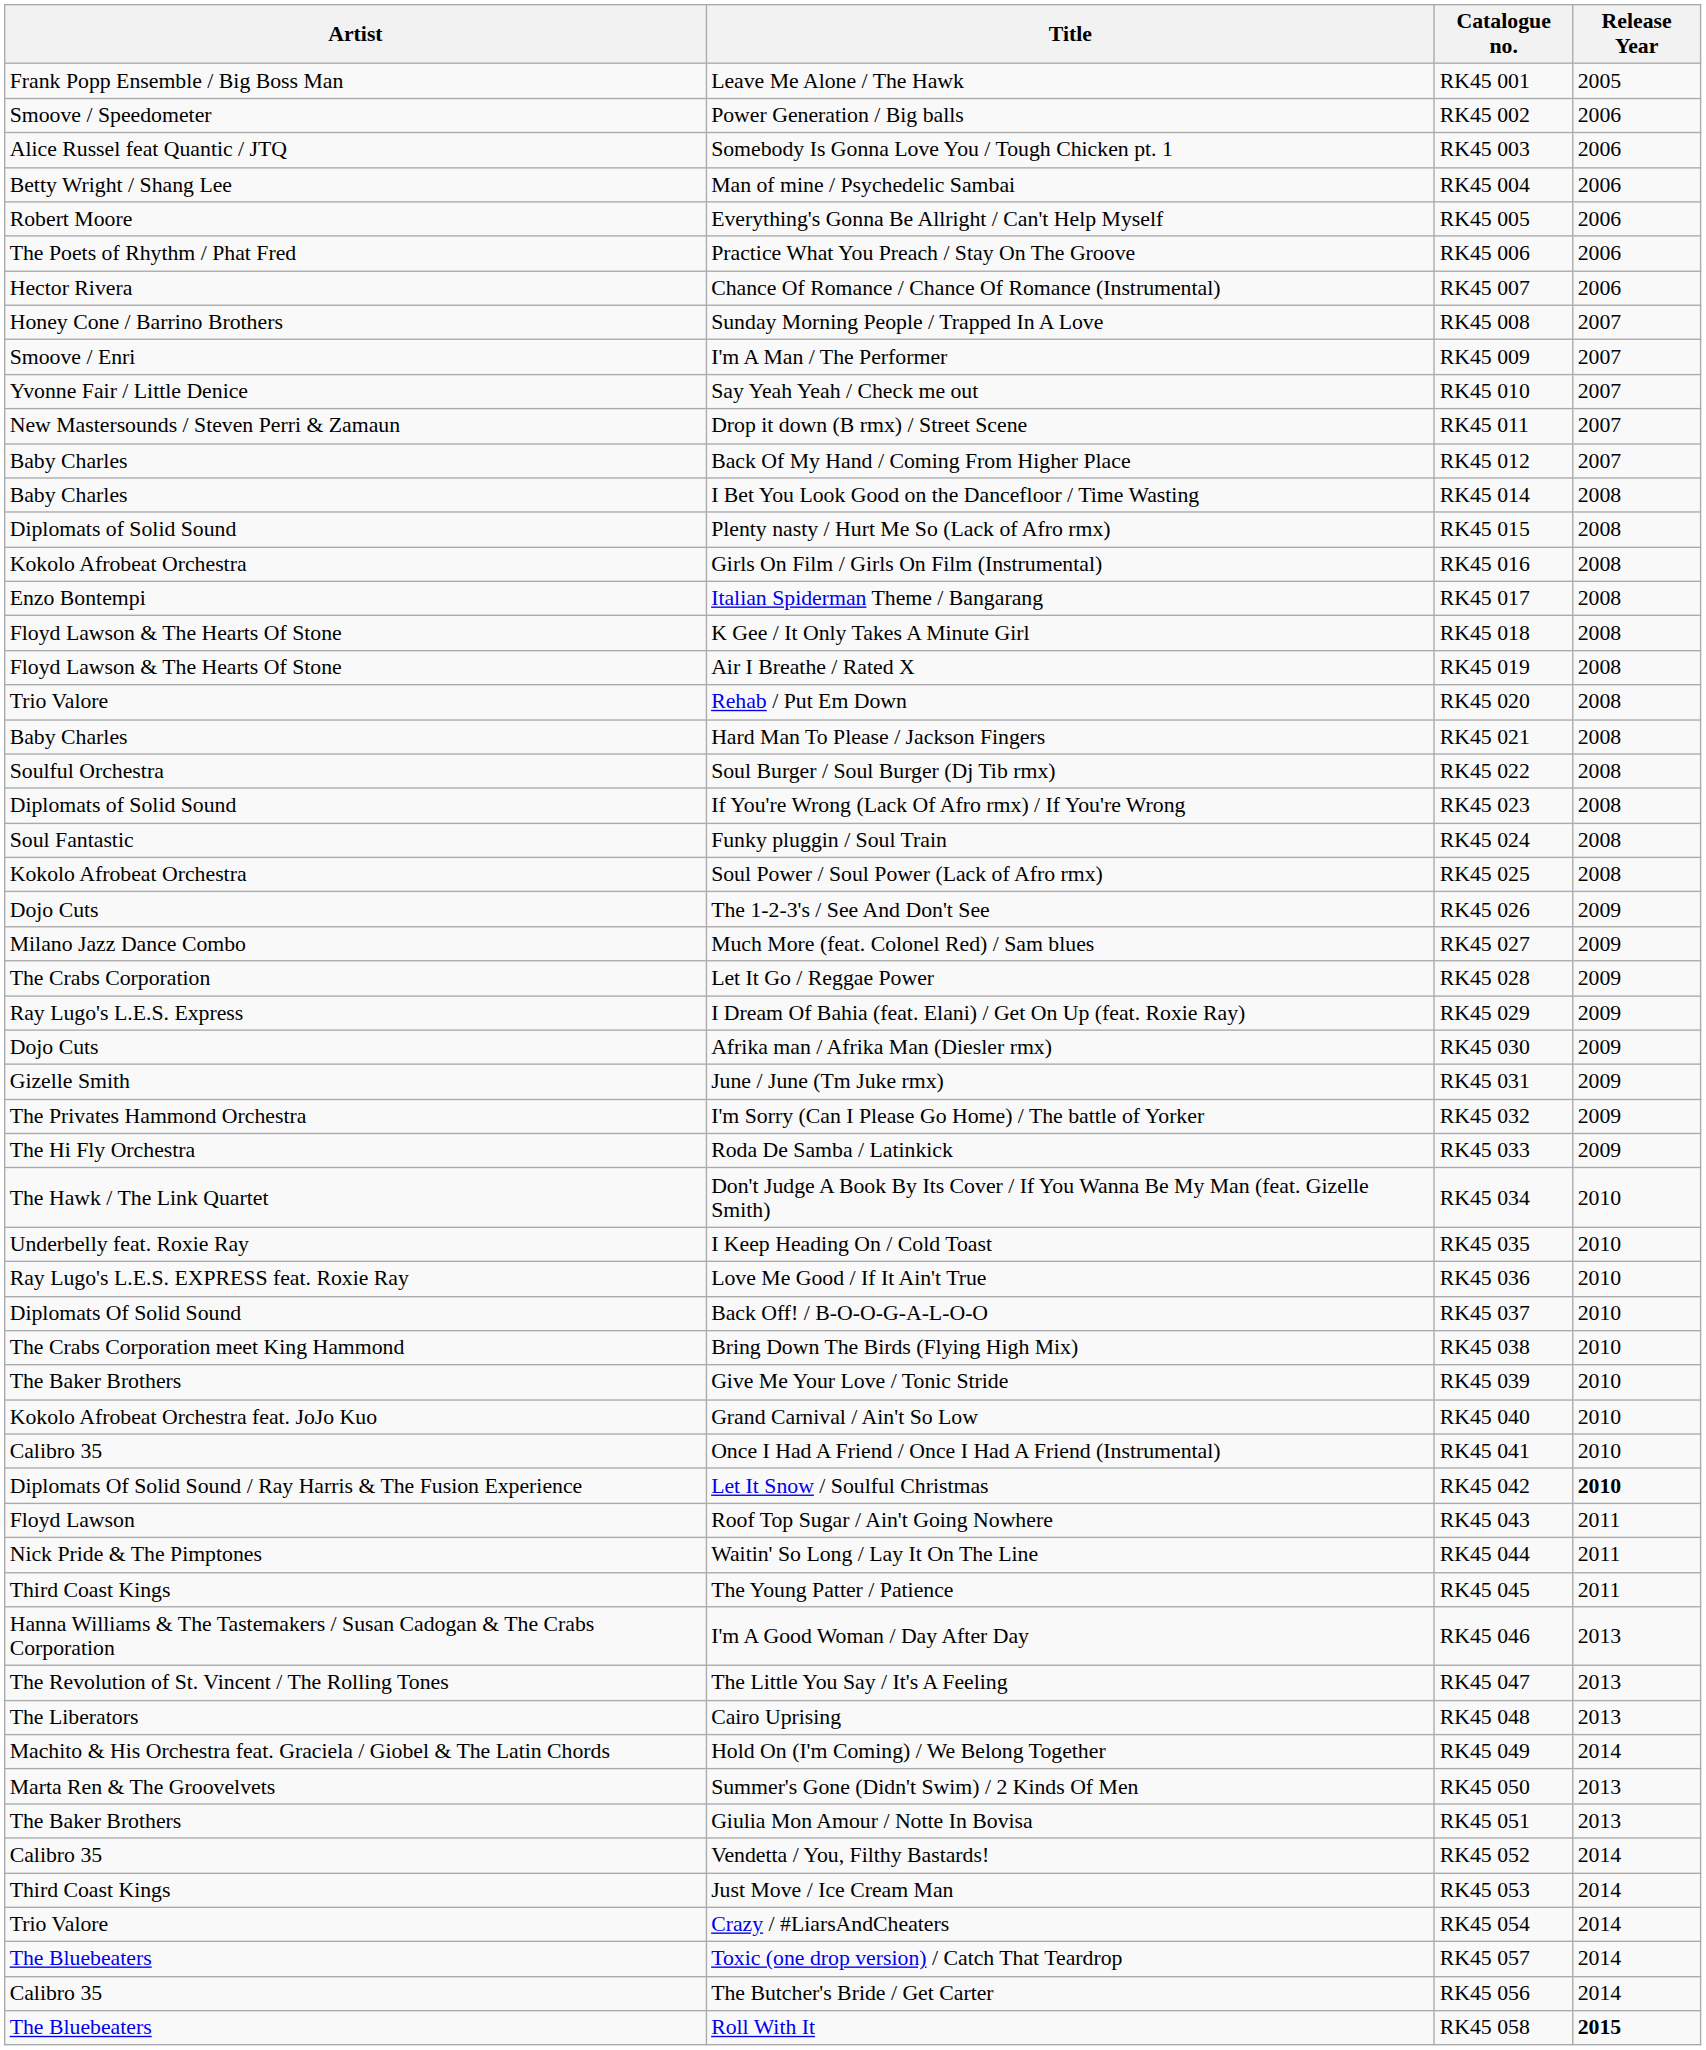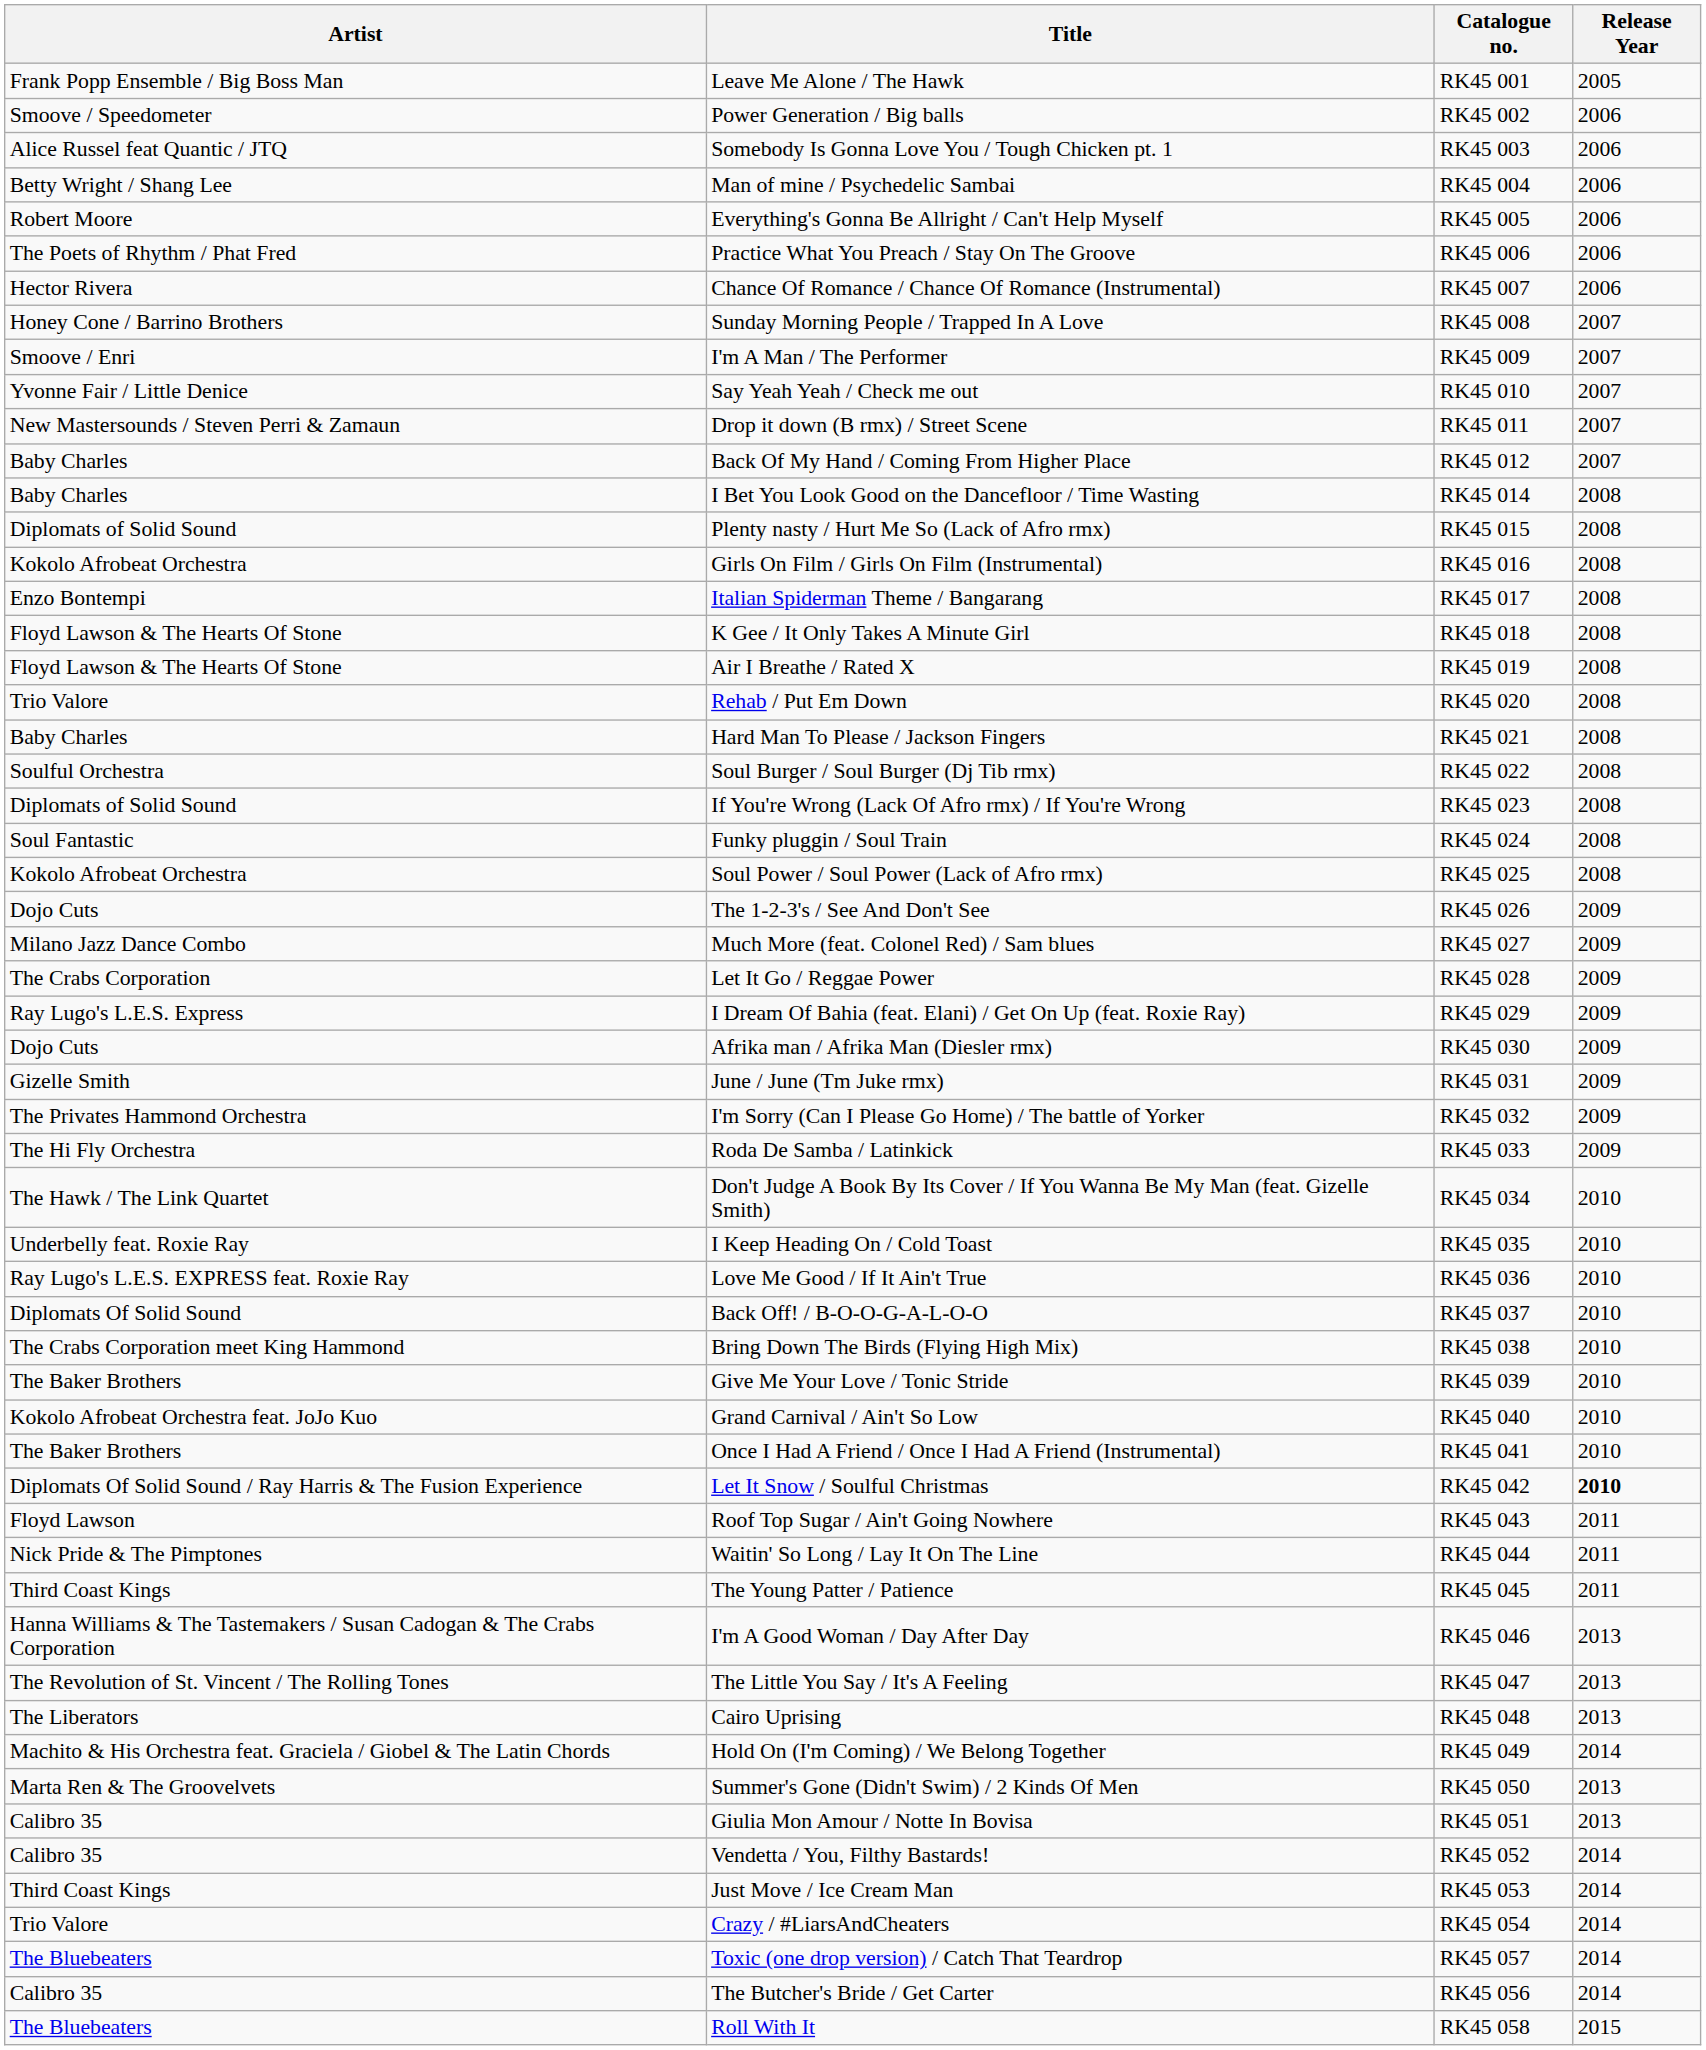(56, 1451) Calibro 35 -> (96, 1451) The Baker Brothers
(96, 1820) The Baker Brothers -> (56, 1820) Calibro 35
(1599, 2027) bold -> (1599, 2027) normal
